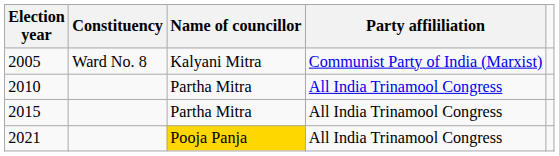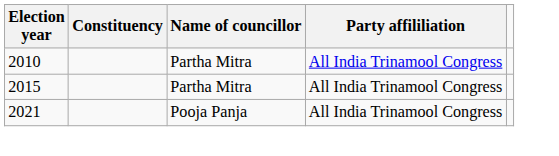- row: (24, 61)
(209, 138) gold background -> (209, 112) no background
